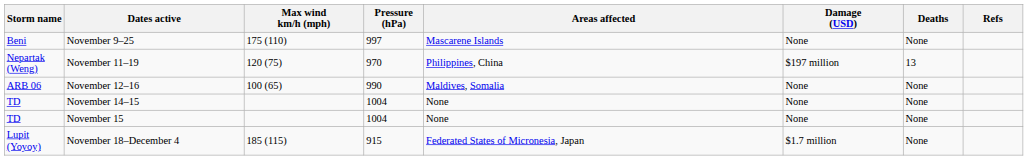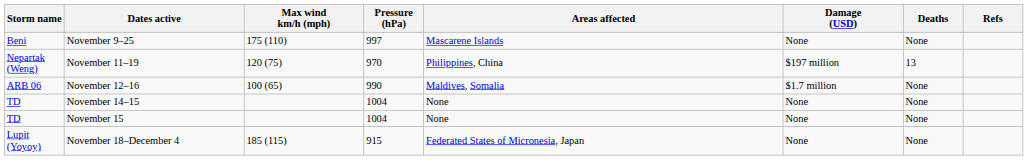(797, 85) None -> (811, 85) $1.7 million
(811, 140) $1.7 million -> (797, 140) None
